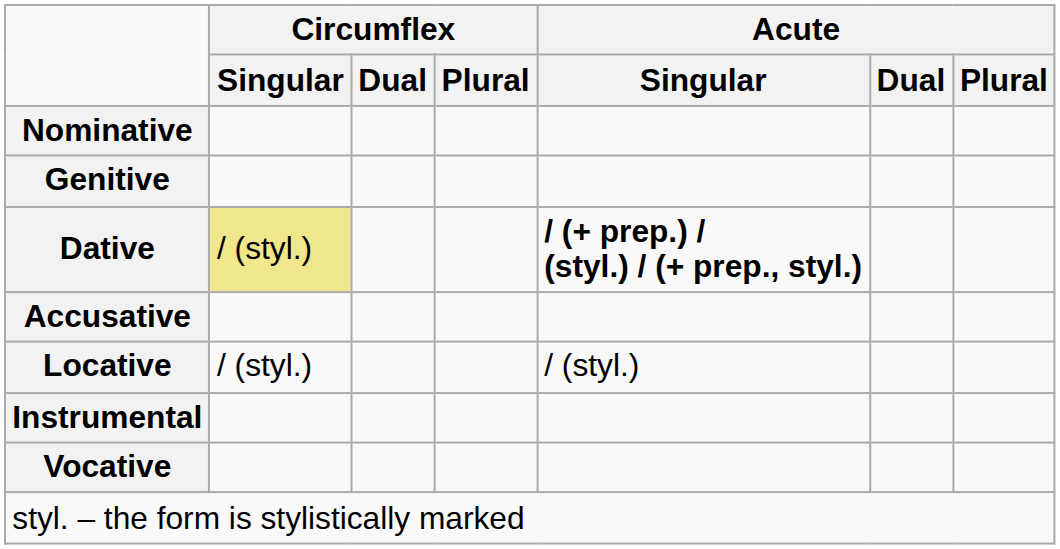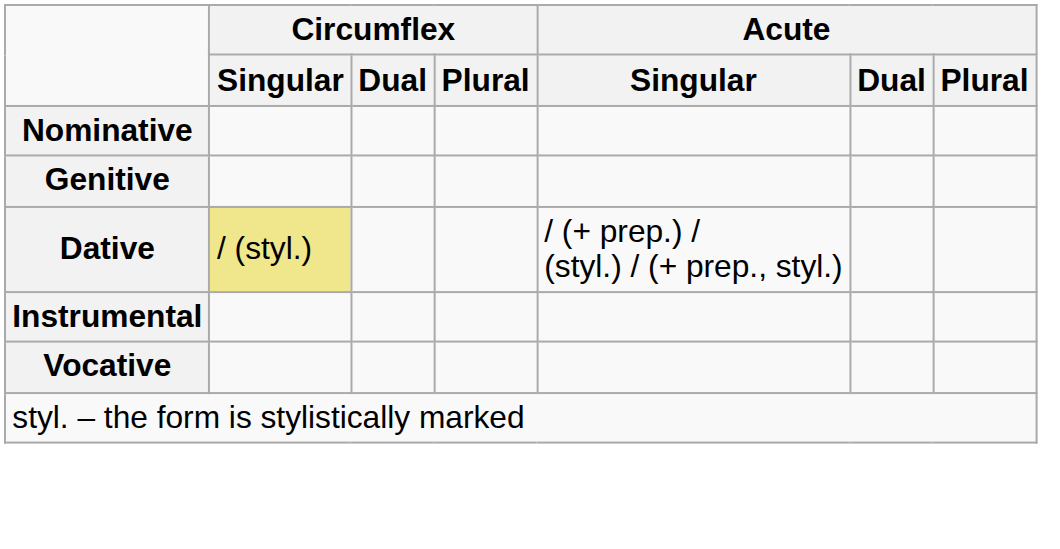(703, 248) bold -> (693, 248) normal
- row: (107, 316)
- row: (107, 366)
